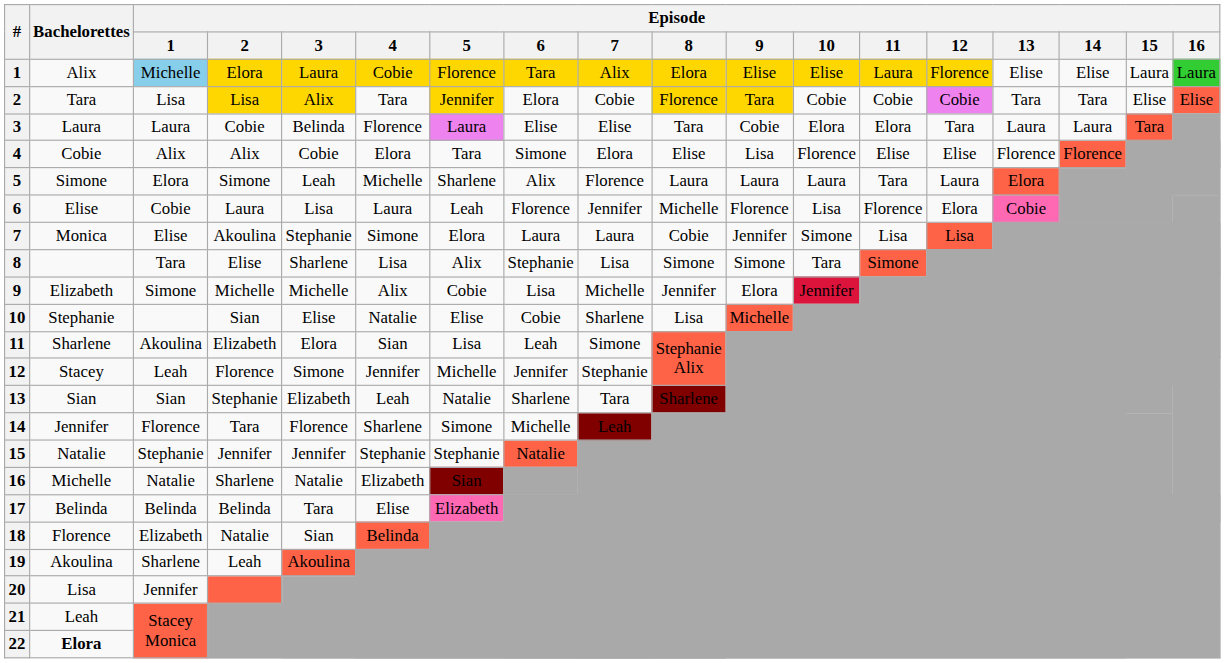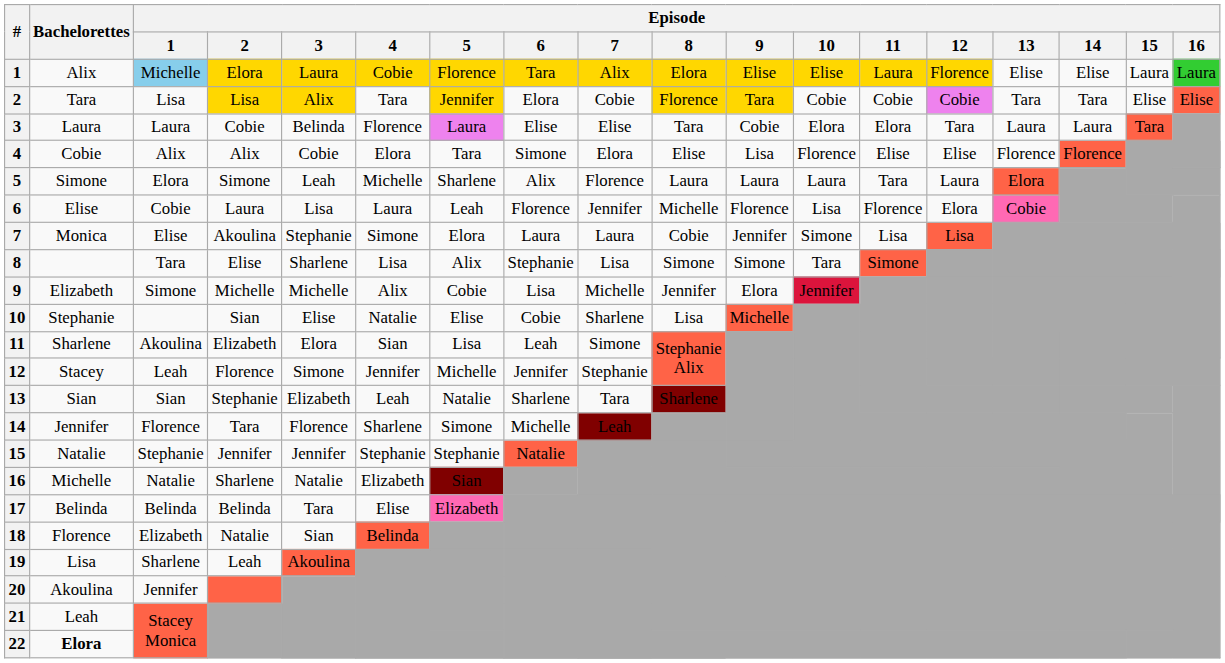(81, 562) Akoulina -> (81, 562) Lisa
(81, 589) Lisa -> (81, 589) Akoulina
